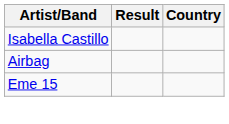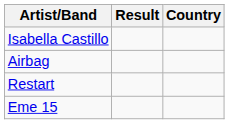+ row: (31, 84)
